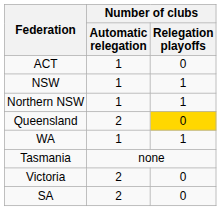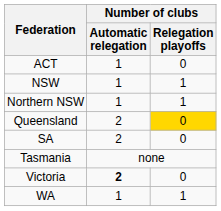rows swapped: (46, 196) <-> (46, 139)
(118, 177) normal -> (118, 177) bold
